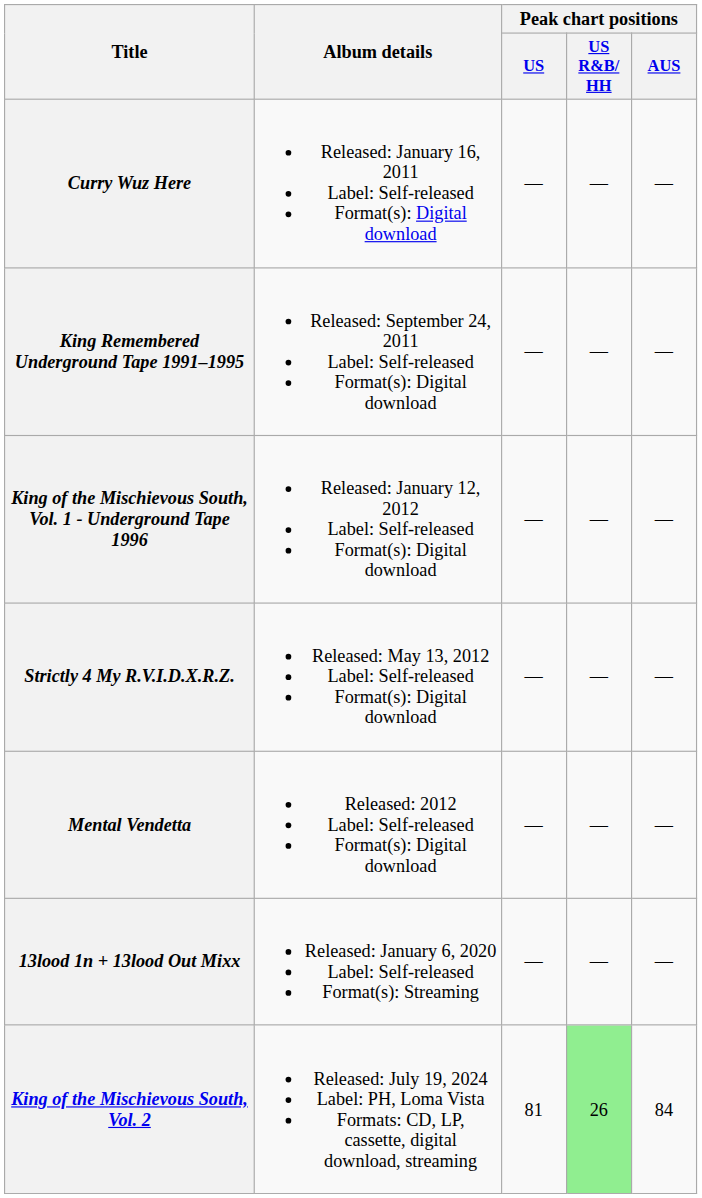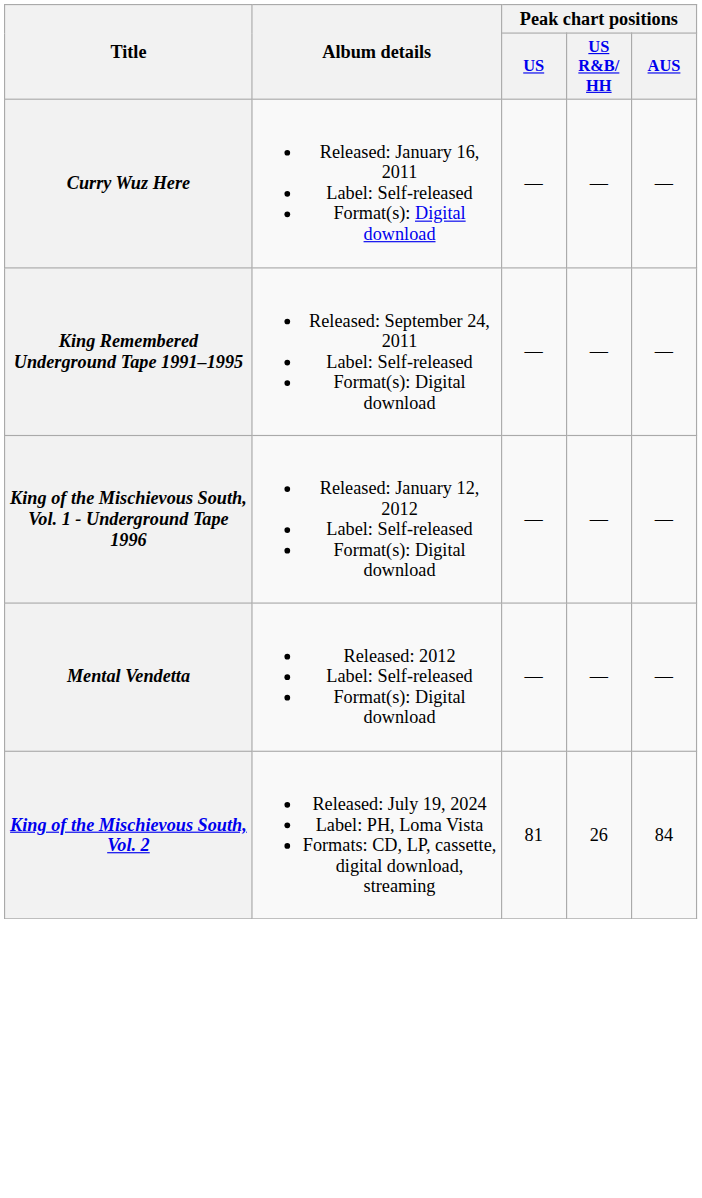- row: (130, 677)
- row: (130, 961)
(599, 1109) lightgreen background -> (599, 834) no background
